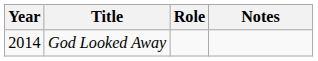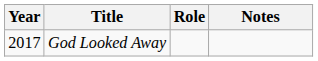(24, 42) 2014 -> (24, 42) 2017
